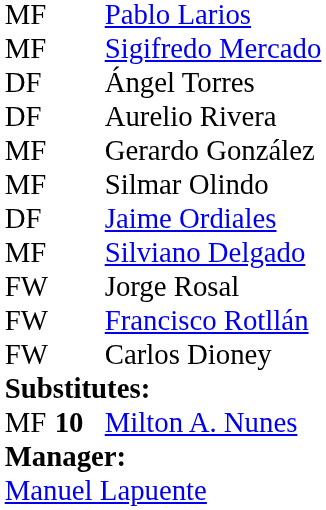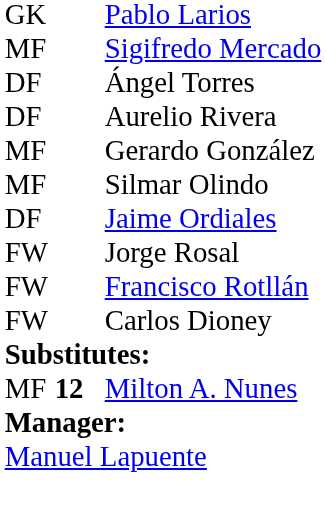(26, 14) MF -> (25, 14) GK
- row: (205, 252)
(69, 422) 10 -> (69, 388) 12
